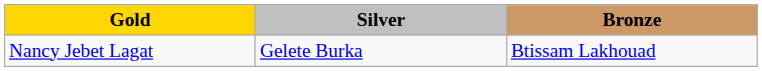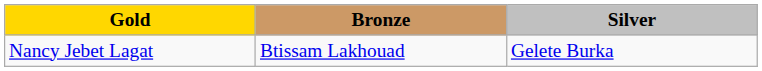columns swapped: (381, 19) <-> (632, 19)
